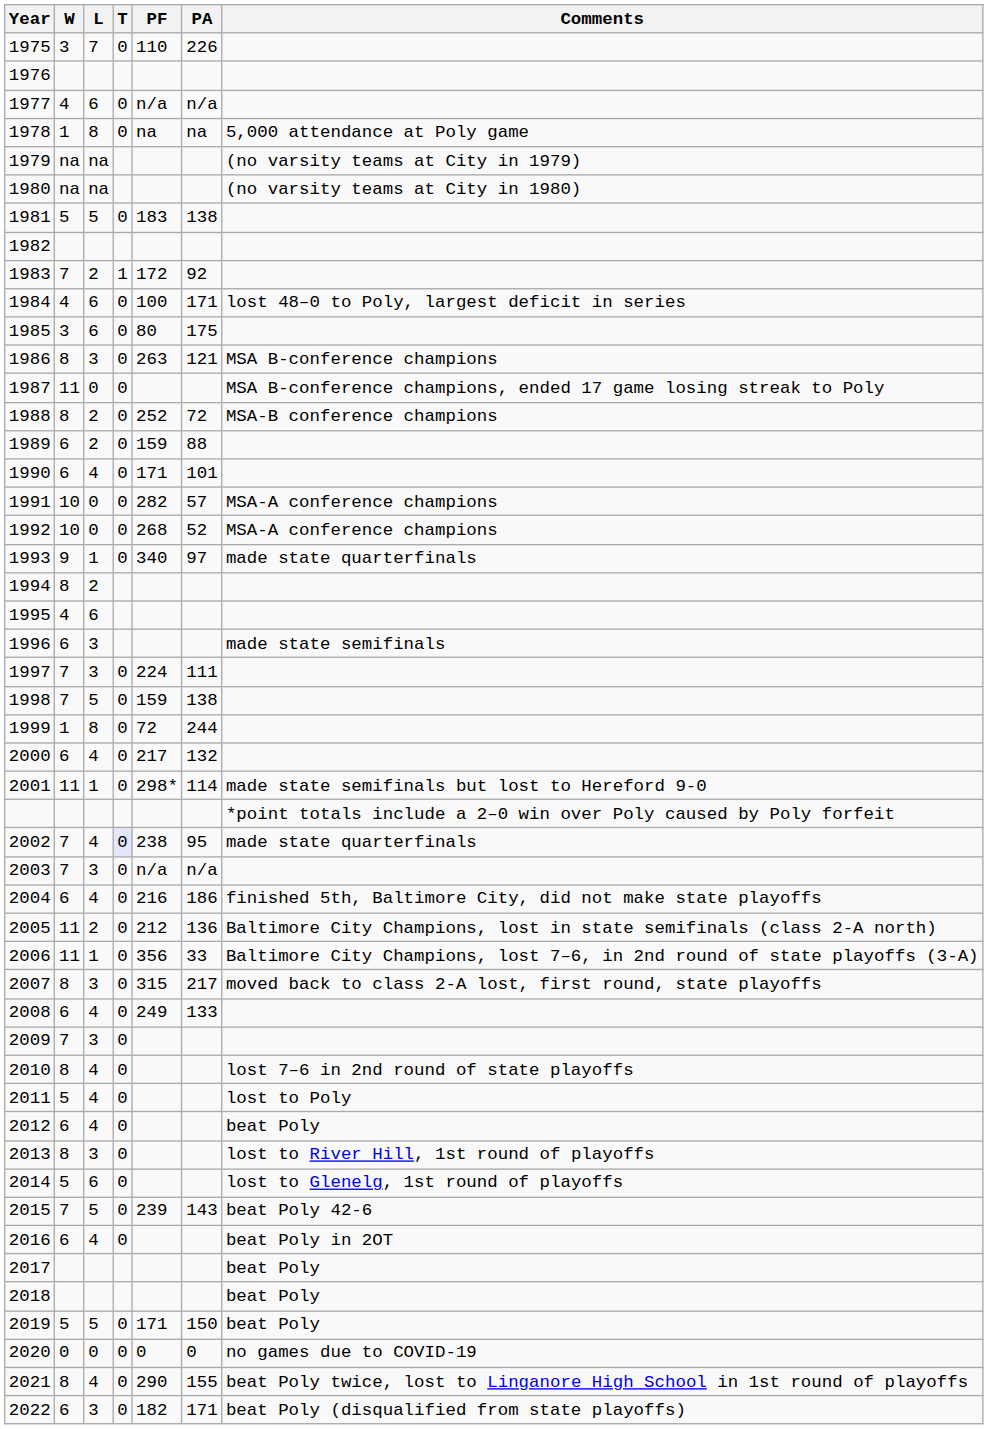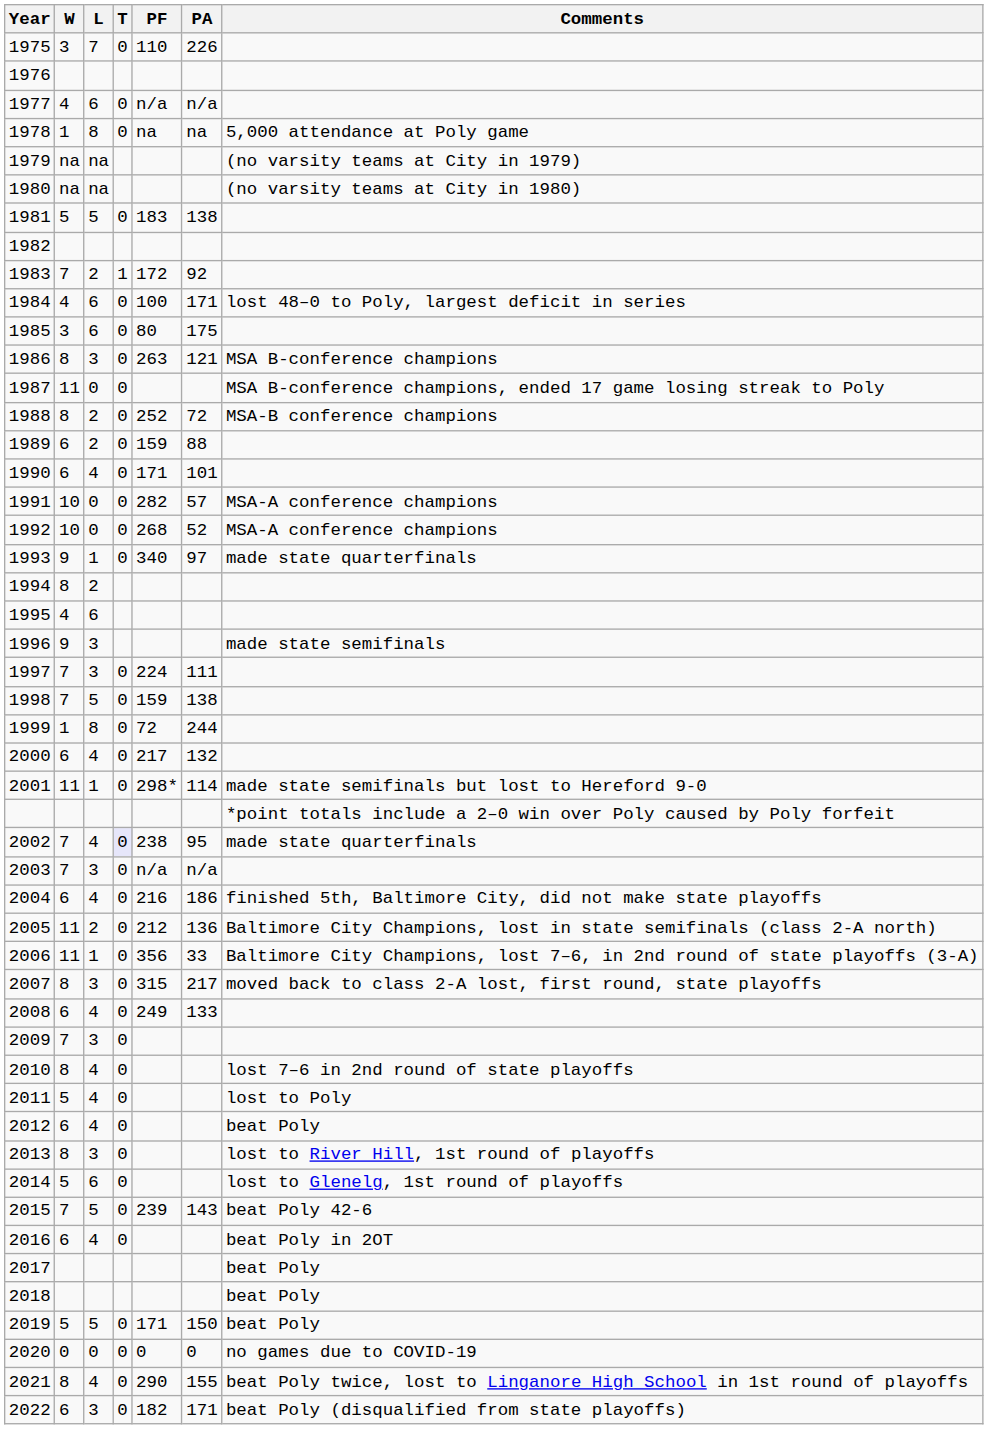(64, 643) 6 -> (64, 643) 9
